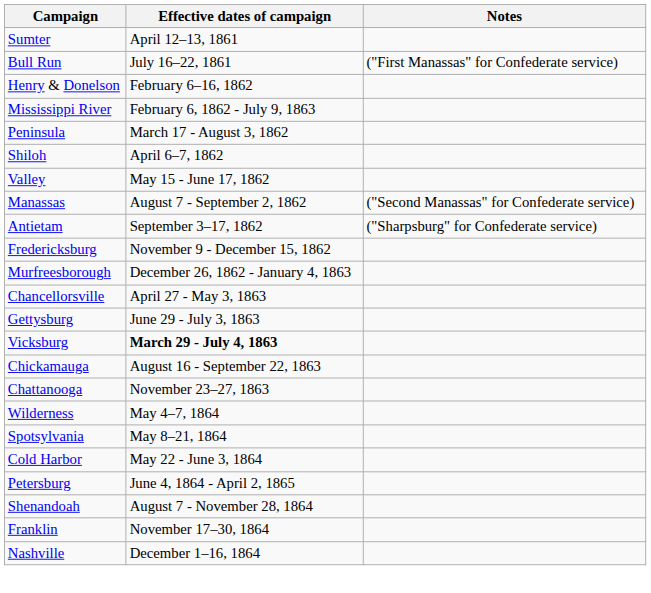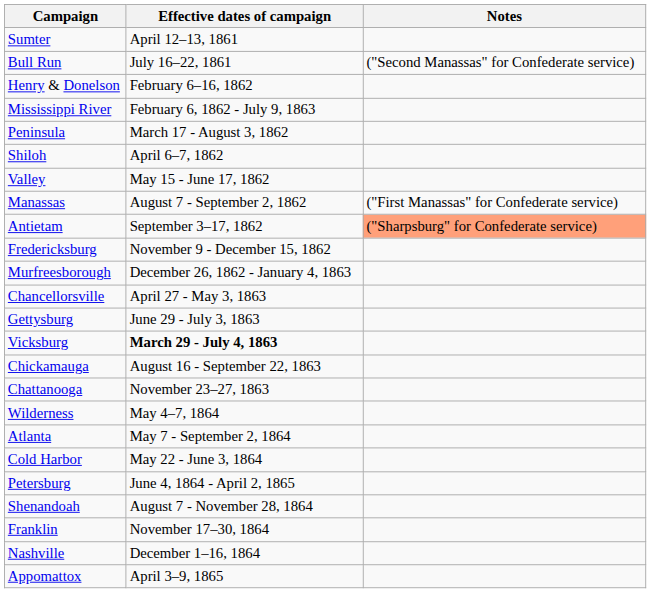(492, 62) ("First Manassas" for Confederate service) -> (500, 62) ("Second Manassas" for Confederate service)
(500, 202) ("Second Manassas" for Confederate service) -> (492, 202) ("First Manassas" for Confederate service)
(482, 226) no background -> (482, 226) lightsalmon background
+ row: (30, 436)
- row: (46, 436)
+ row: (45, 576)
